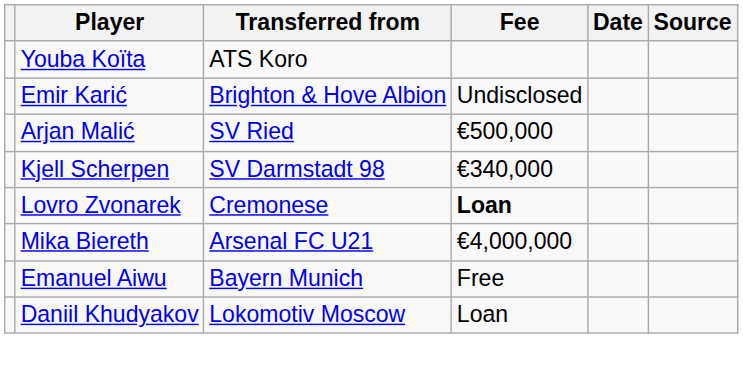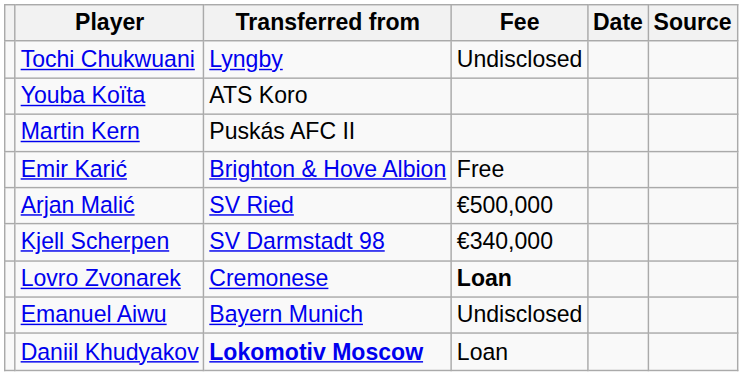+ row: (108, 59)
+ row: (80, 132)
(520, 95) Undisclosed -> (481, 168) Free
- row: (85, 242)
(481, 278) Free -> (520, 315) Undisclosed
(307, 315) normal -> (316, 351) bold
